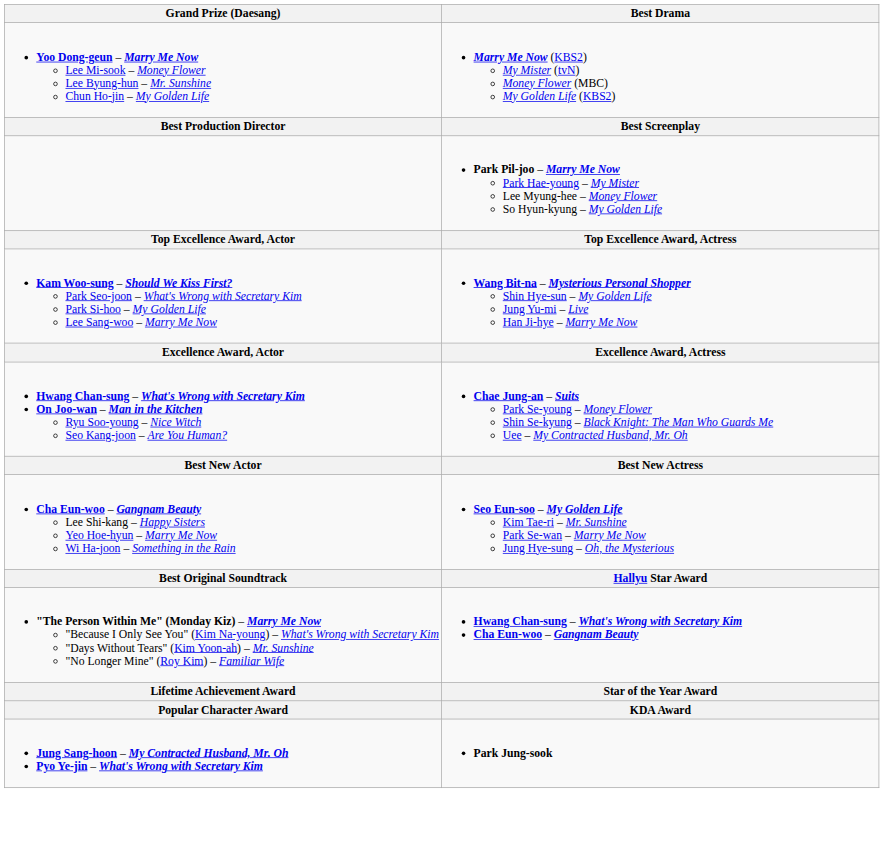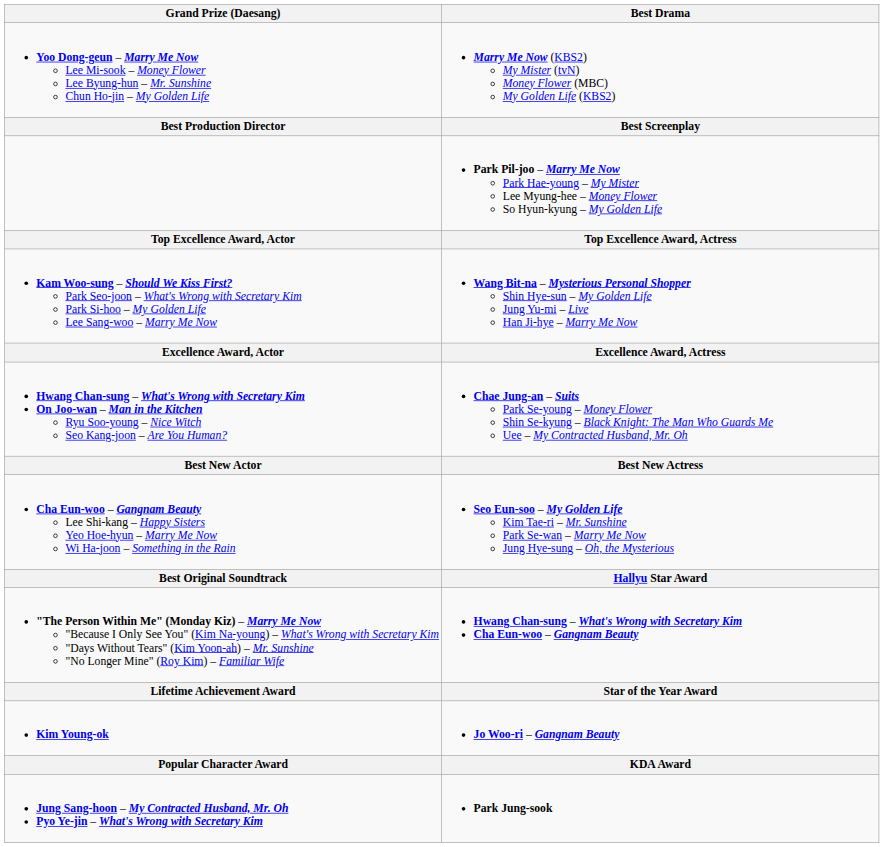+ row: (223, 735)
